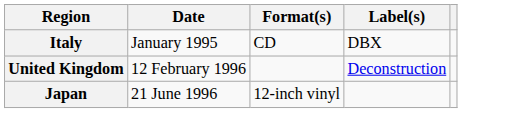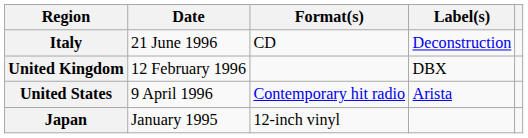(174, 42) January 1995 -> (174, 42) 21 June 1996
(365, 42) DBX -> (462, 42) Deconstruction
(397, 68) Deconstruction -> (430, 68) DBX
+ row: (66, 94)
(174, 94) 21 June 1996 -> (174, 119) January 1995
